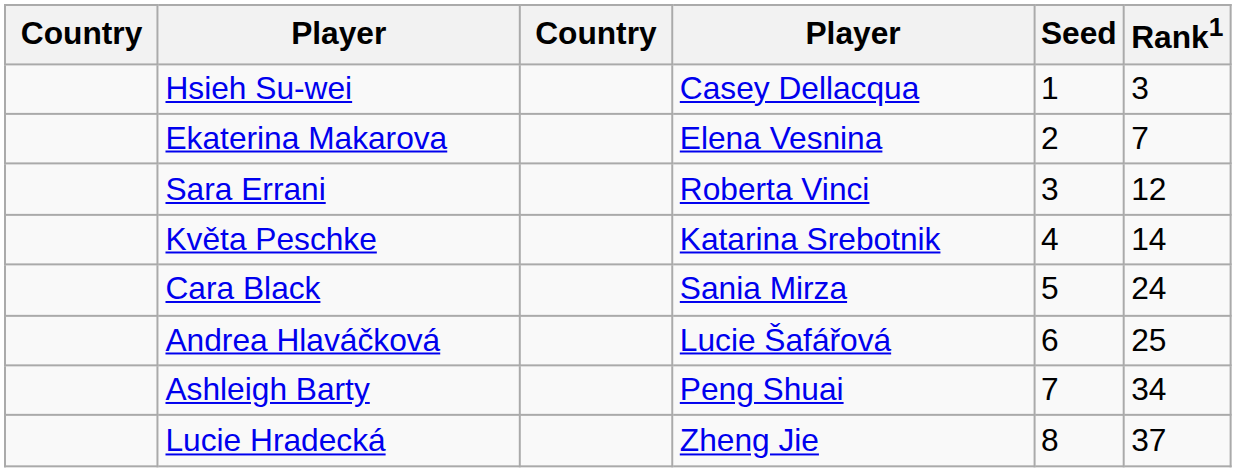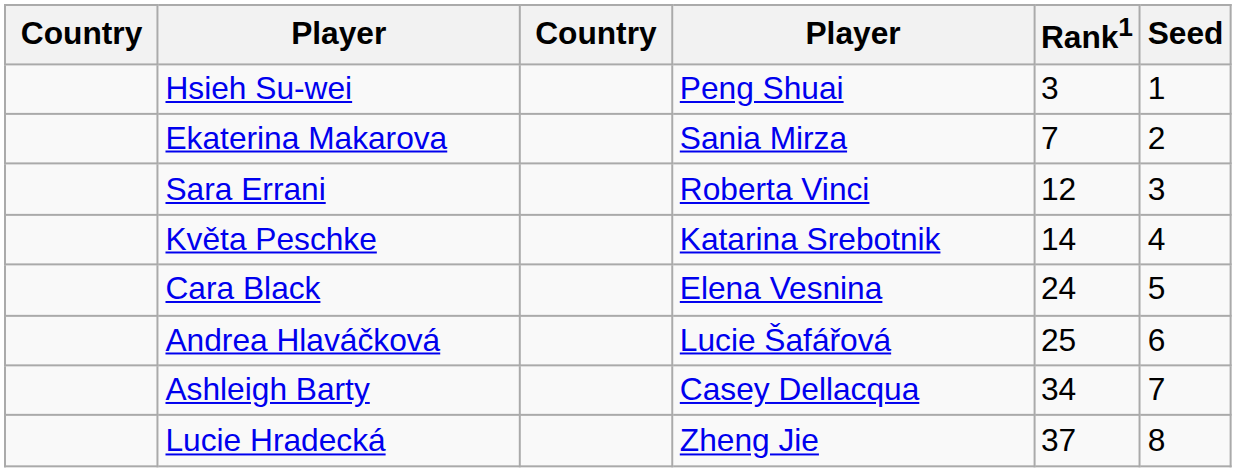columns swapped: (1177, 33) <-> (1079, 33)
(800, 88) Casey Dellacqua -> (762, 88) Peng Shuai
(781, 138) Elena Vesnina -> (763, 138) Sania Mirza
(763, 289) Sania Mirza -> (781, 289) Elena Vesnina
(762, 389) Peng Shuai -> (800, 389) Casey Dellacqua
